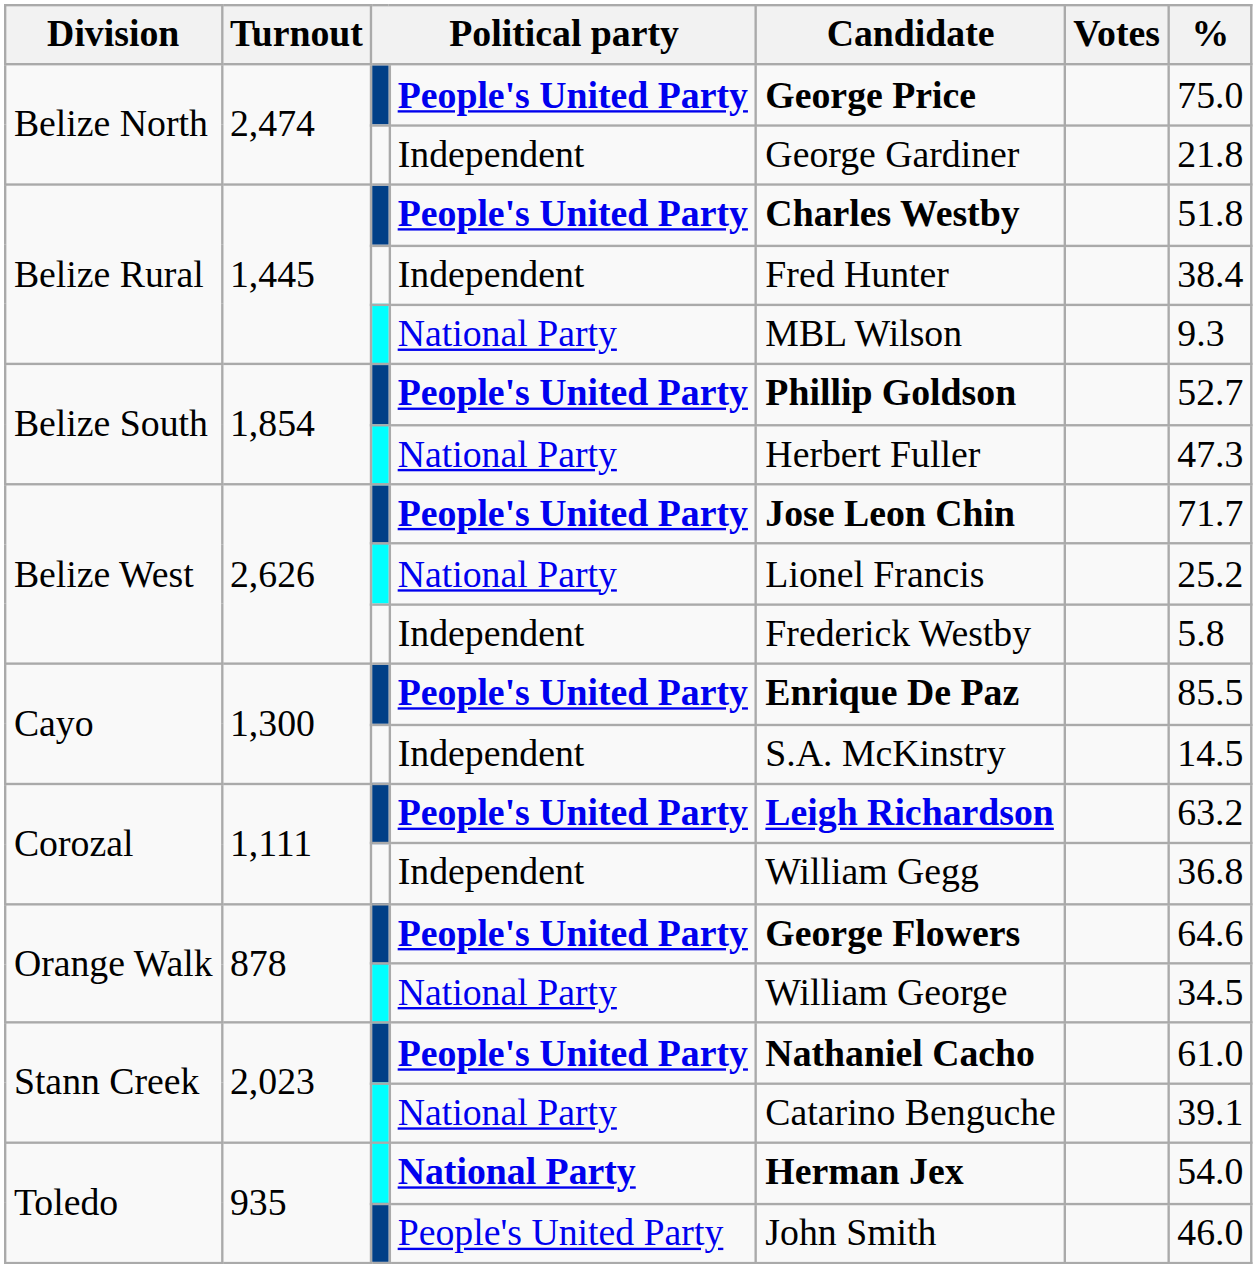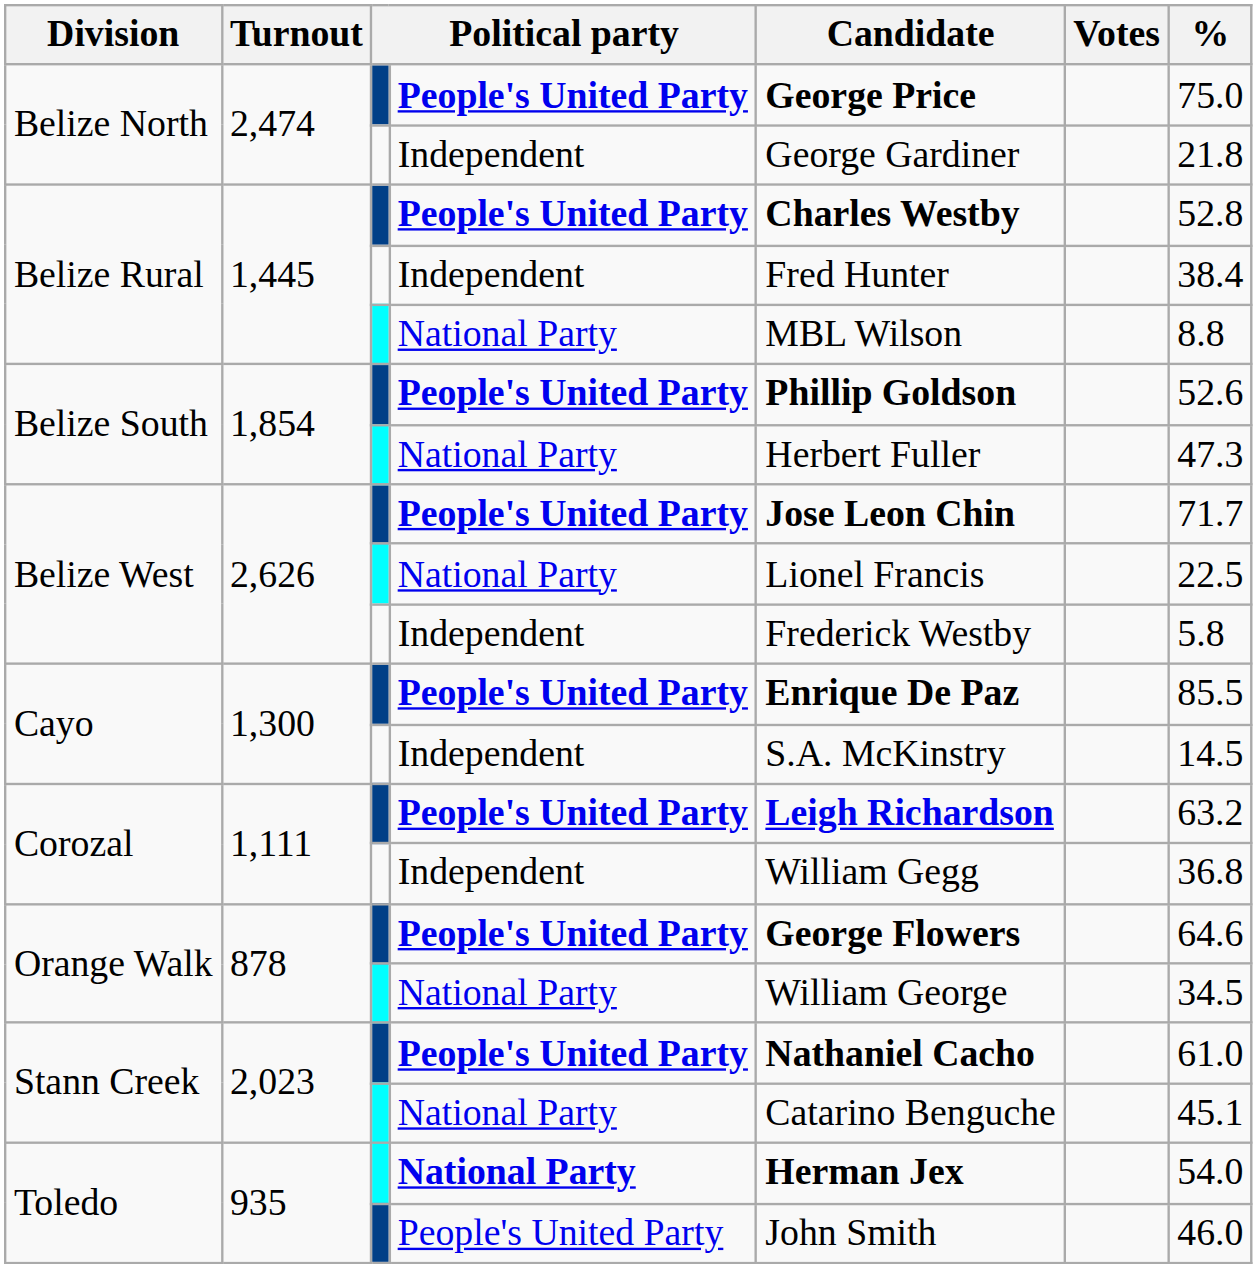(1210, 214) 51.8 -> (1210, 214) 52.8
(1201, 333) 9.3 -> (1201, 333) 8.8
(1210, 393) 52.7 -> (1210, 393) 52.6
(1210, 573) 25.2 -> (1210, 573) 22.5
(1210, 1112) 39.1 -> (1210, 1112) 45.1
